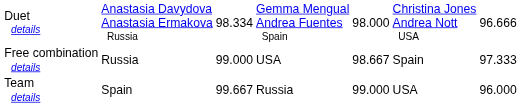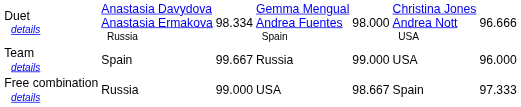rows swapped: (22, 90) <-> (51, 60)
